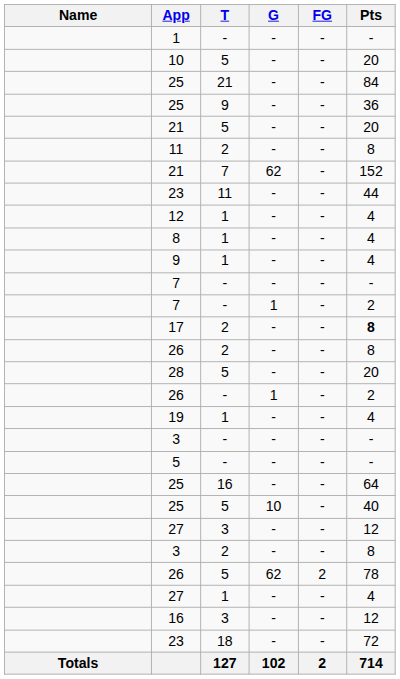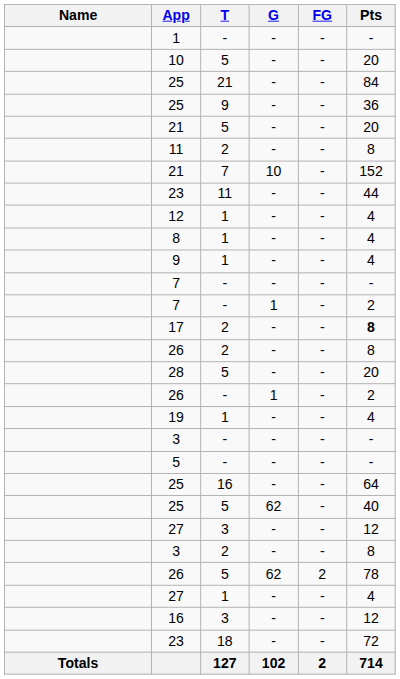(274, 171) 62 -> (274, 171) 10
(274, 506) 10 -> (274, 506) 62
